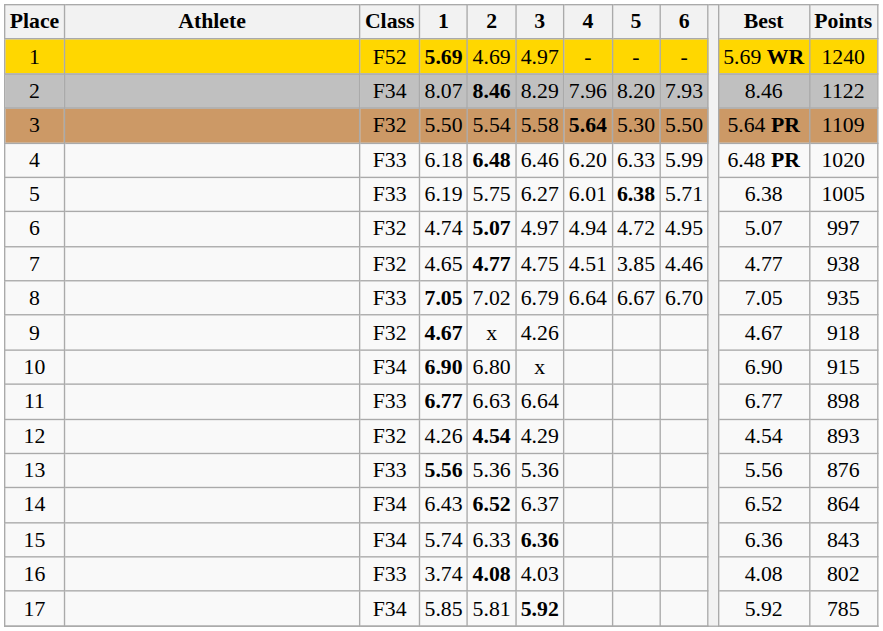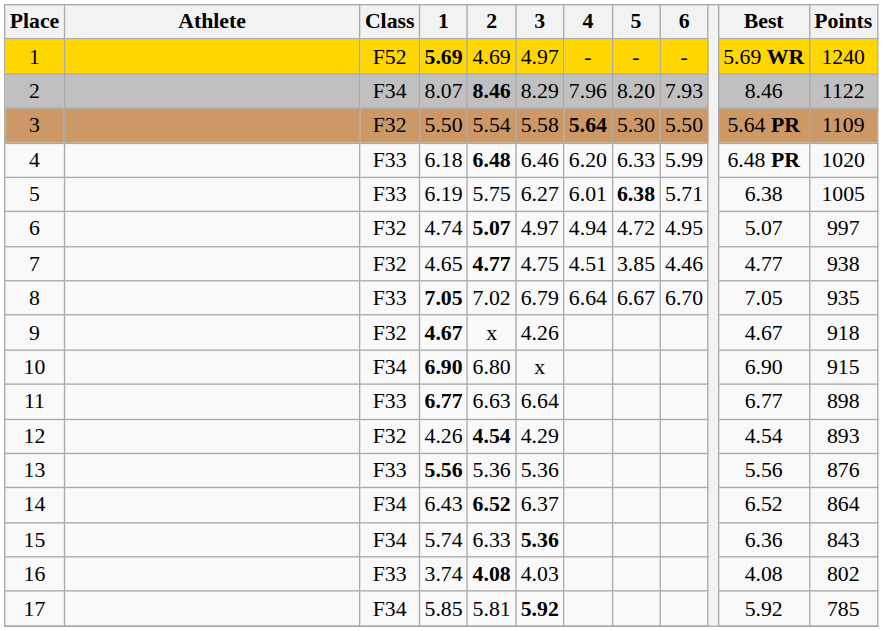(540, 539) 6.36 -> (540, 539) 5.36
